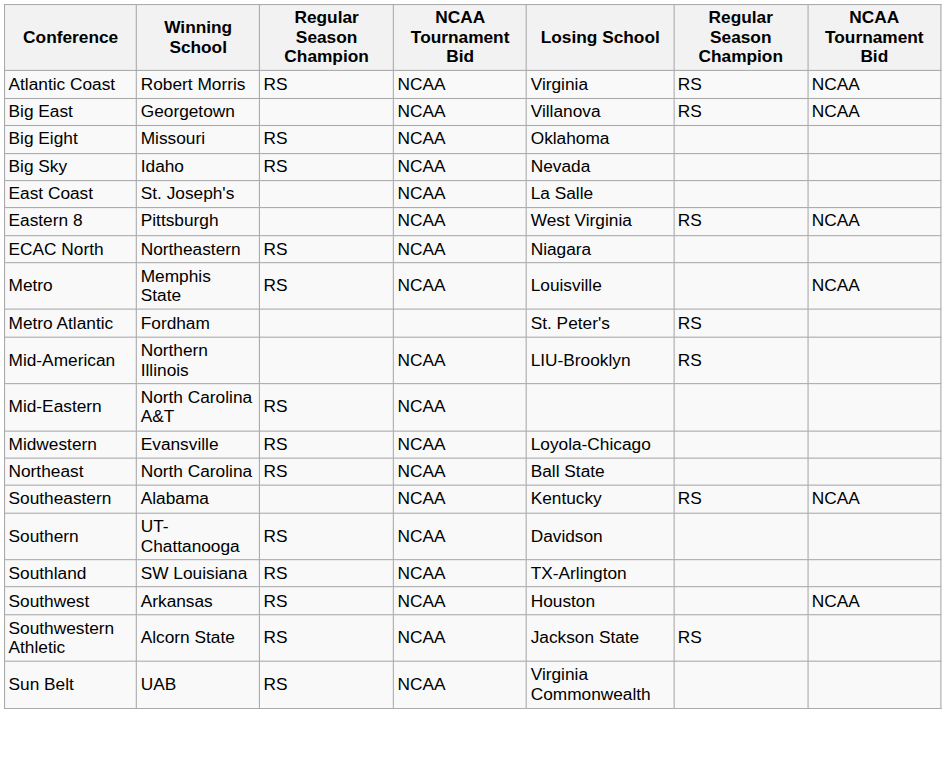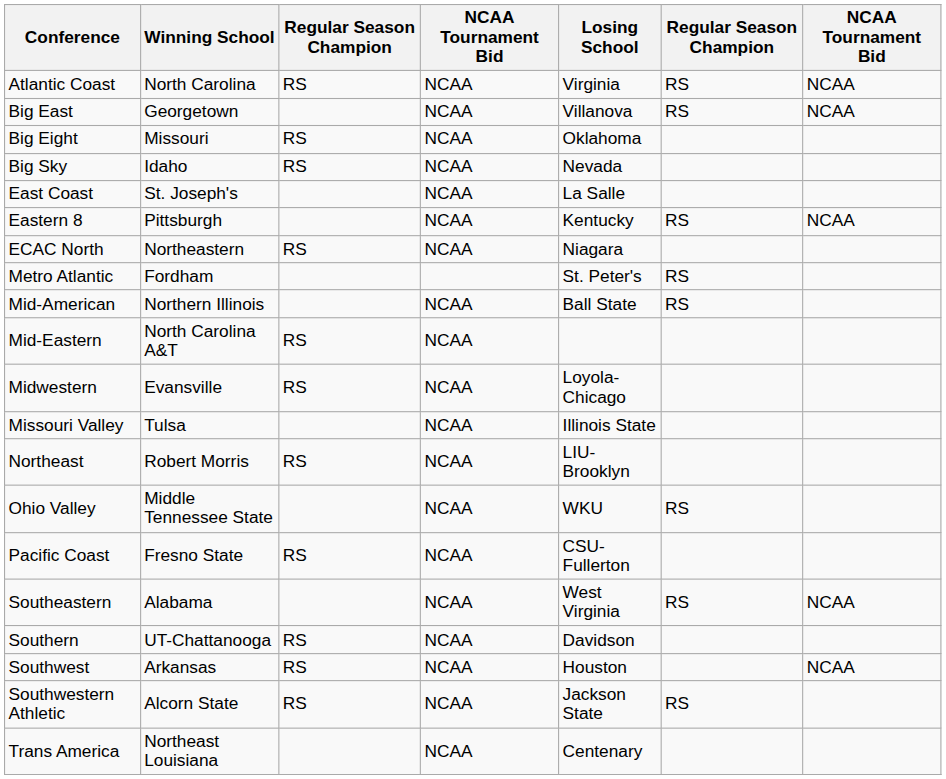(193, 84) Robert Morris -> (200, 84) North Carolina
(581, 221) West Virginia -> (598, 221) Kentucky
- row: (31, 286)
(581, 360) LIU-Brooklyn -> (600, 303) Ball State
+ row: (66, 424)
(196, 471) North Carolina -> (197, 461) Robert Morris
(568, 471) Ball State -> (596, 461) LIU-Brooklyn
+ row: (52, 508)
+ row: (59, 555)
(566, 499) Kentucky -> (591, 602) West Virginia
- row: (47, 573)
- row: (41, 684)
+ row: (64, 750)
